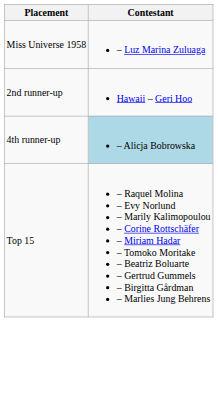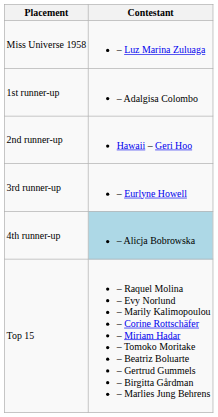+ row: (33, 92)
+ row: (34, 188)
